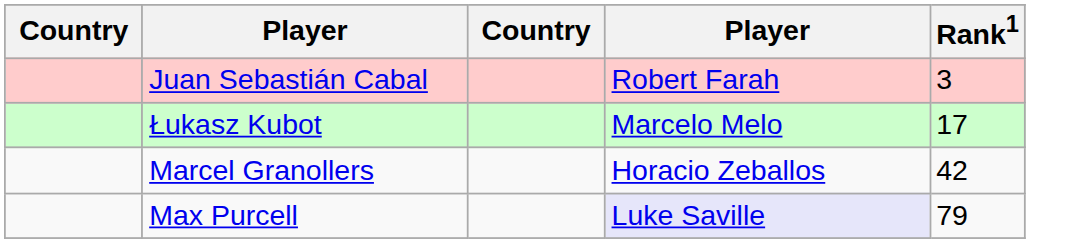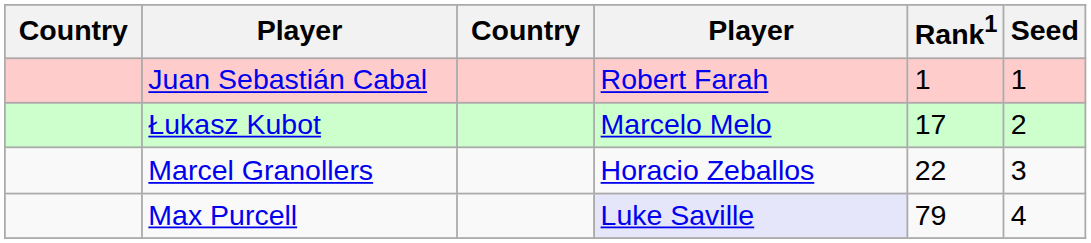+ column: (1045, 30)
(944, 79) 3 -> (923, 79) 1
(952, 170) 42 -> (931, 170) 22
